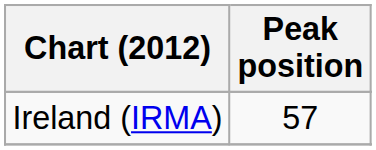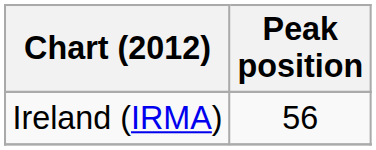(300, 117) 57 -> (300, 117) 56
